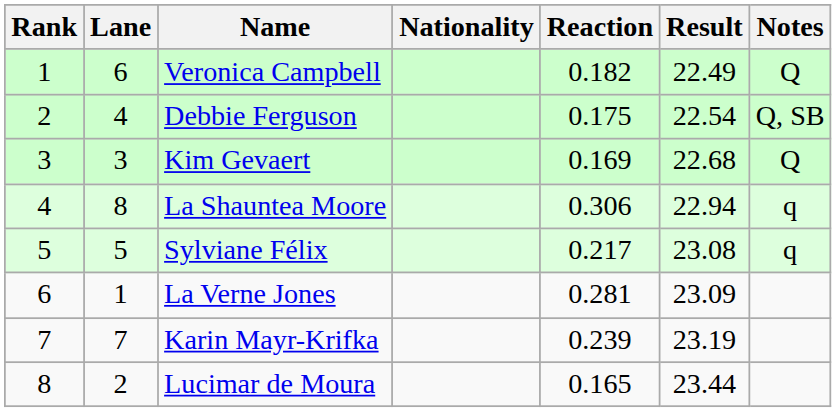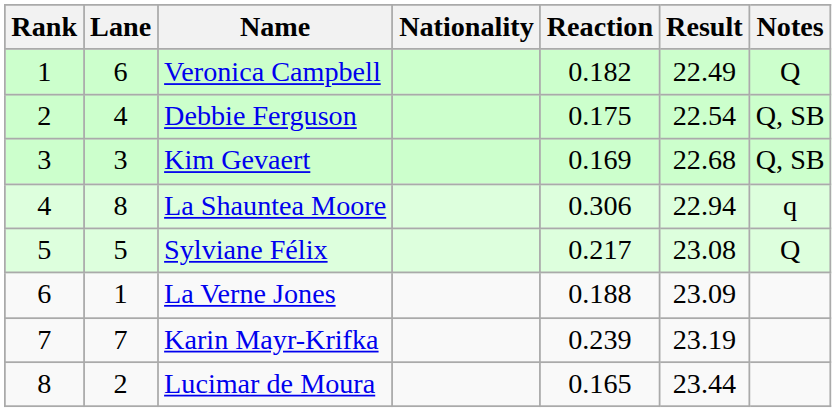(790, 160) Q -> (790, 160) Q, SB
(790, 250) q -> (790, 250) Q
(600, 294) 0.281 -> (600, 294) 0.188
